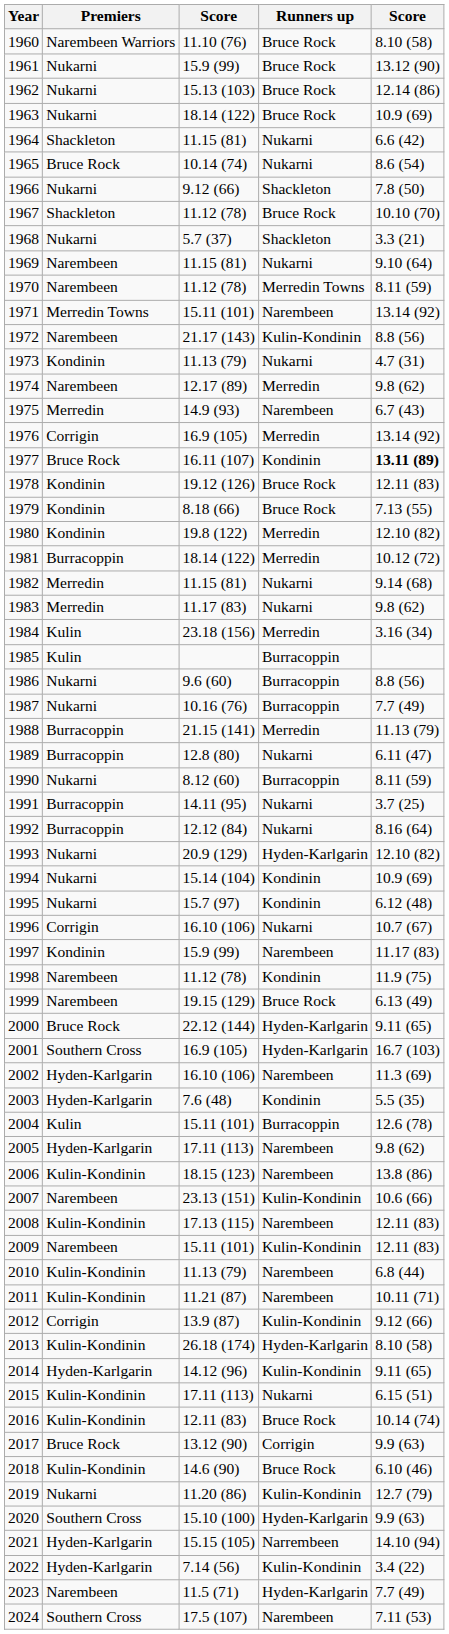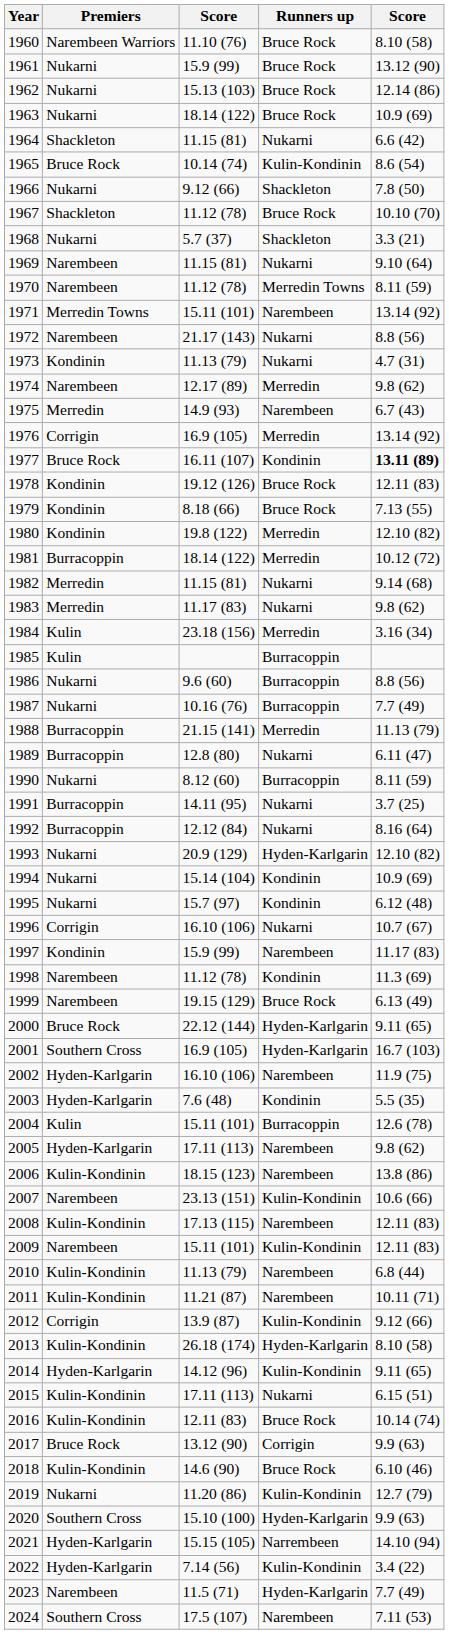(287, 164) Nukarni -> (312, 164) Kulin-Kondinin
(312, 336) Kulin-Kondinin -> (287, 336) Nukarni
(403, 976) 11.9 (75) -> (403, 976) 11.3 (69)
(403, 1075) 11.3 (69) -> (403, 1075) 11.9 (75)
